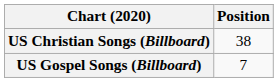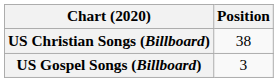(243, 65) 7 -> (243, 65) 3
